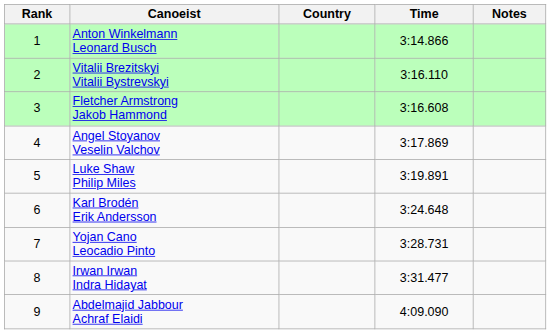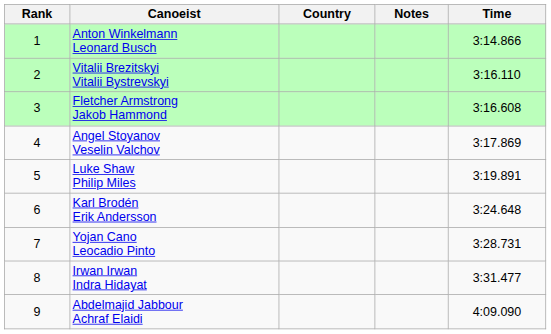columns swapped: (424, 14) <-> (509, 14)
